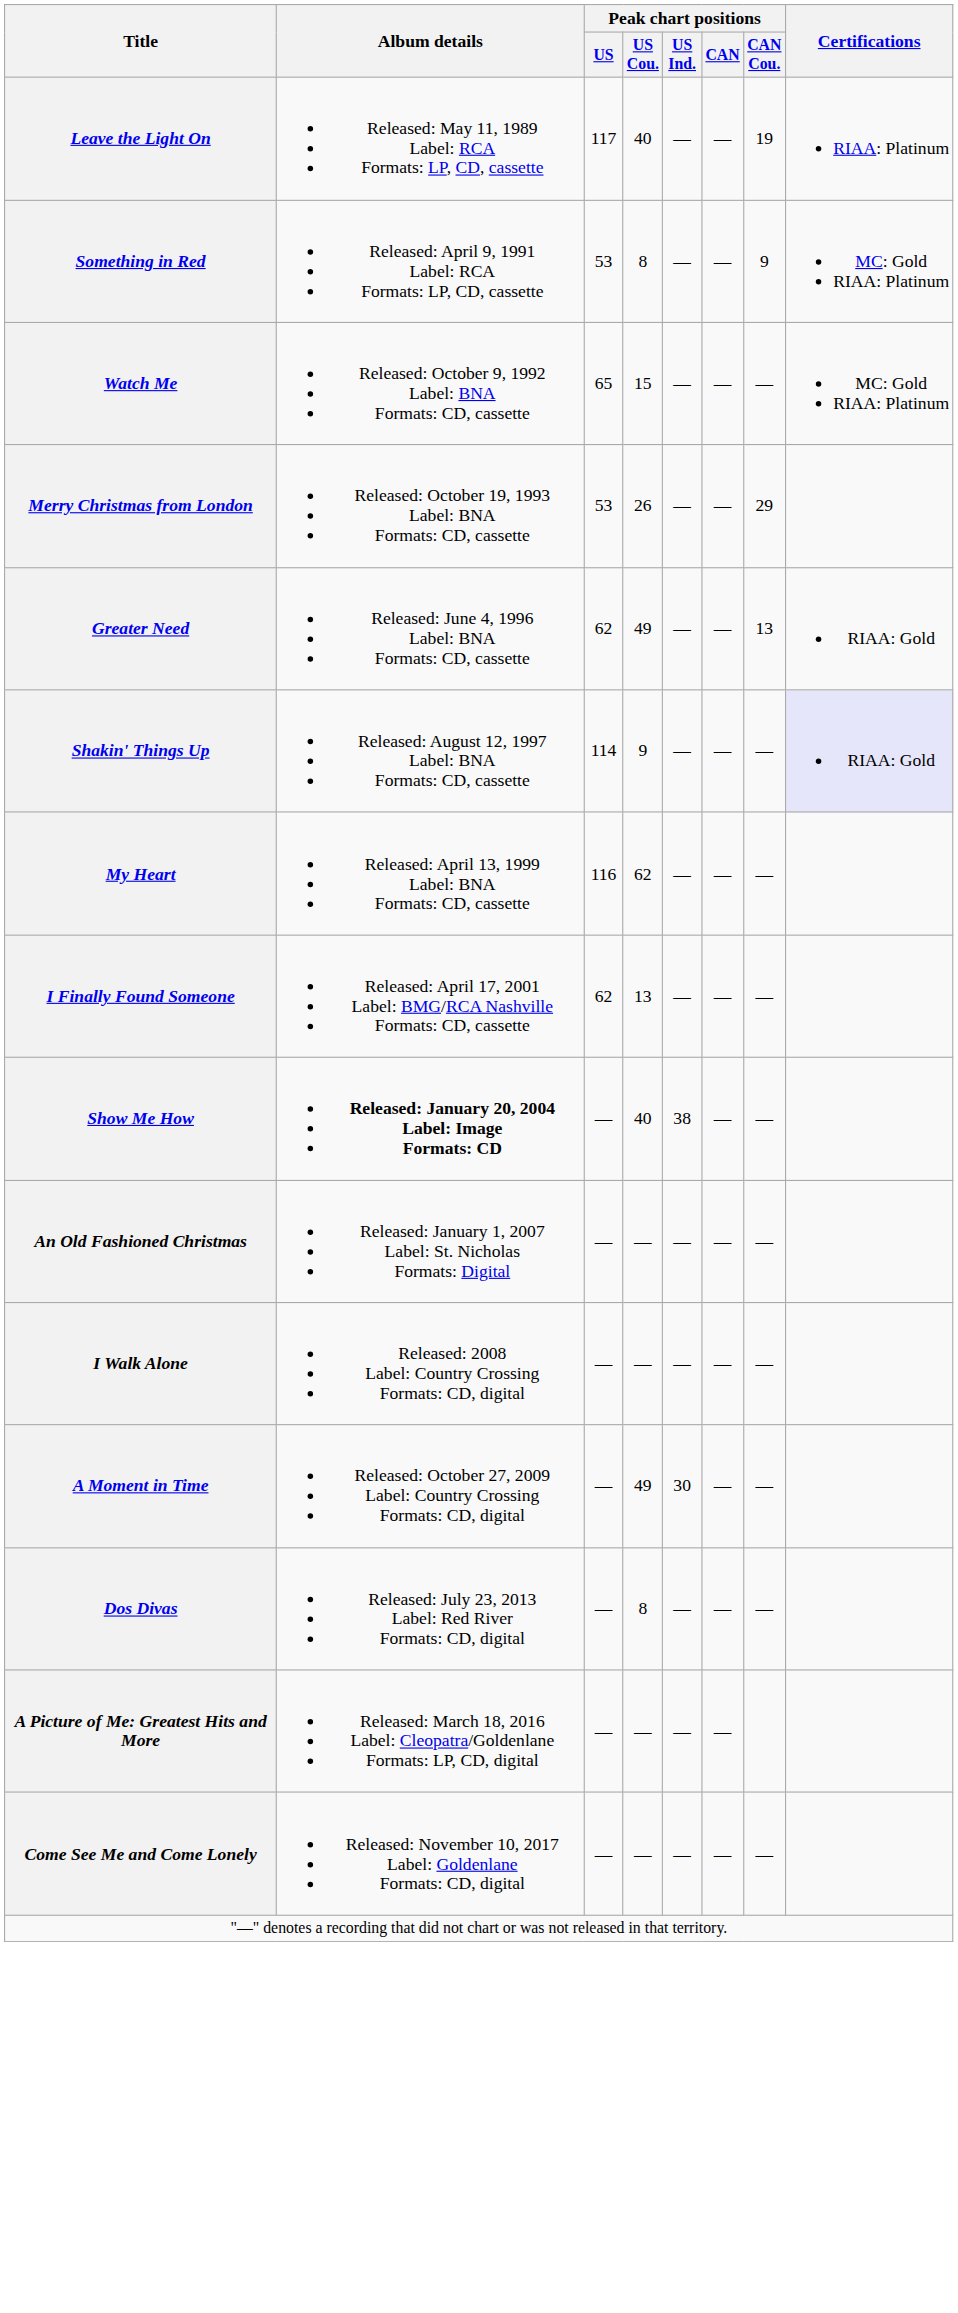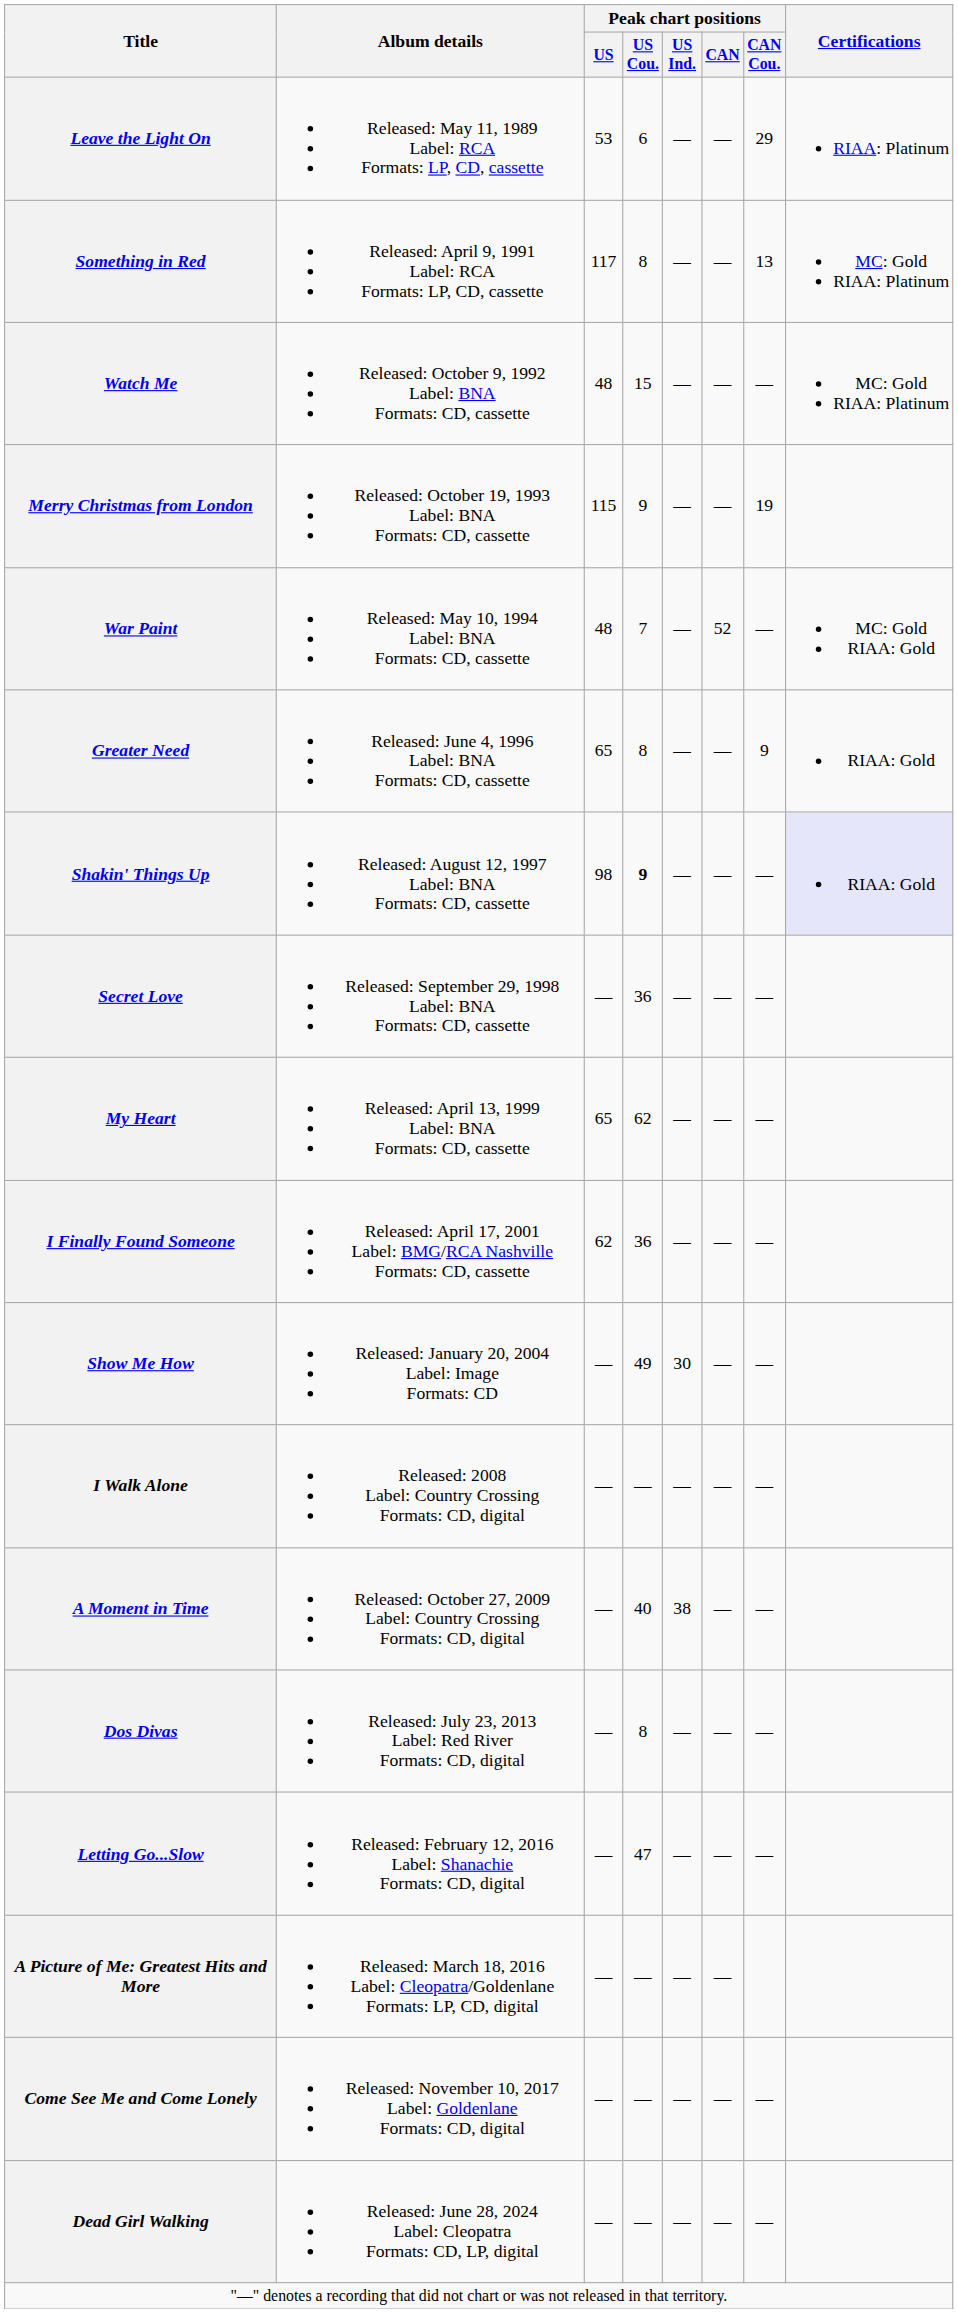(604, 138) 117 -> (604, 138) 53
(643, 138) 40 -> (643, 138) 6
(764, 138) 19 -> (764, 138) 29
(604, 261) 53 -> (604, 261) 117
(764, 261) 9 -> (764, 261) 13
(604, 383) 65 -> (604, 383) 48
(604, 506) 53 -> (604, 506) 115
(643, 506) 26 -> (643, 506) 9
(764, 506) 29 -> (764, 506) 19
+ row: (141, 628)
(604, 628) 62 -> (604, 751) 65
(643, 628) 49 -> (643, 751) 8
(764, 628) 13 -> (764, 751) 9
(604, 751) 114 -> (604, 873) 98
(643, 751) normal -> (643, 873) bold
+ row: (141, 996)
(604, 873) 116 -> (604, 1118) 65
(643, 996) 13 -> (643, 1241) 36
(430, 1129) bold -> (430, 1374) normal
(643, 1118) 40 -> (643, 1363) 49
(682, 1118) 38 -> (682, 1363) 30
- row: (141, 1241)
(643, 1486) 49 -> (643, 1608) 40
(682, 1486) 30 -> (682, 1608) 38
+ row: (141, 1853)
+ row: (141, 2221)
